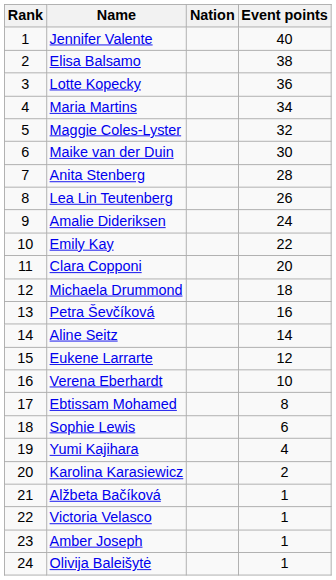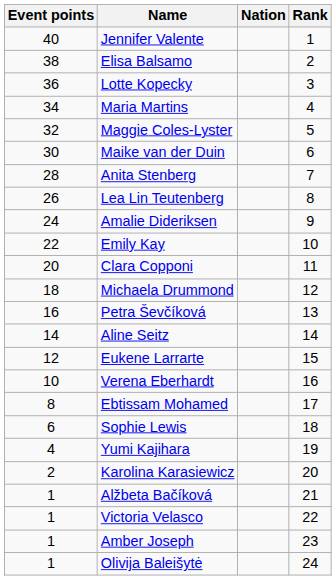columns swapped: (25, 15) <-> (285, 15)
